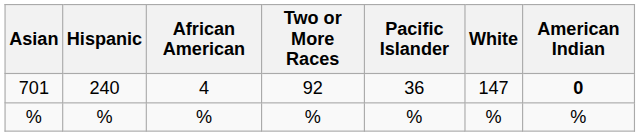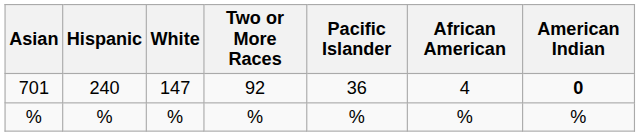columns swapped: (494, 39) <-> (204, 39)
